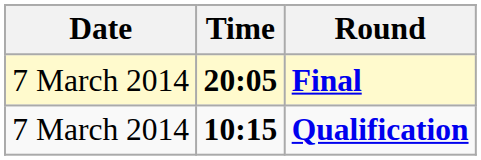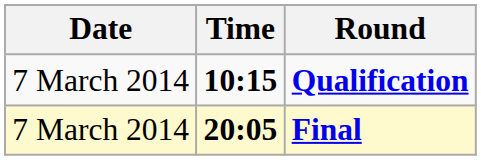rows swapped: (380, 129) <-> (327, 79)
